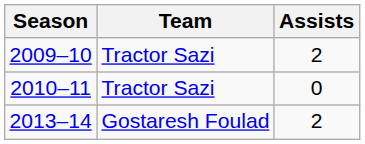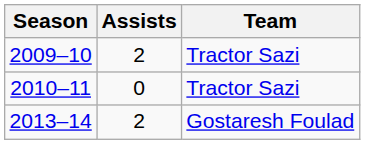columns swapped: (185, 21) <-> (317, 21)
